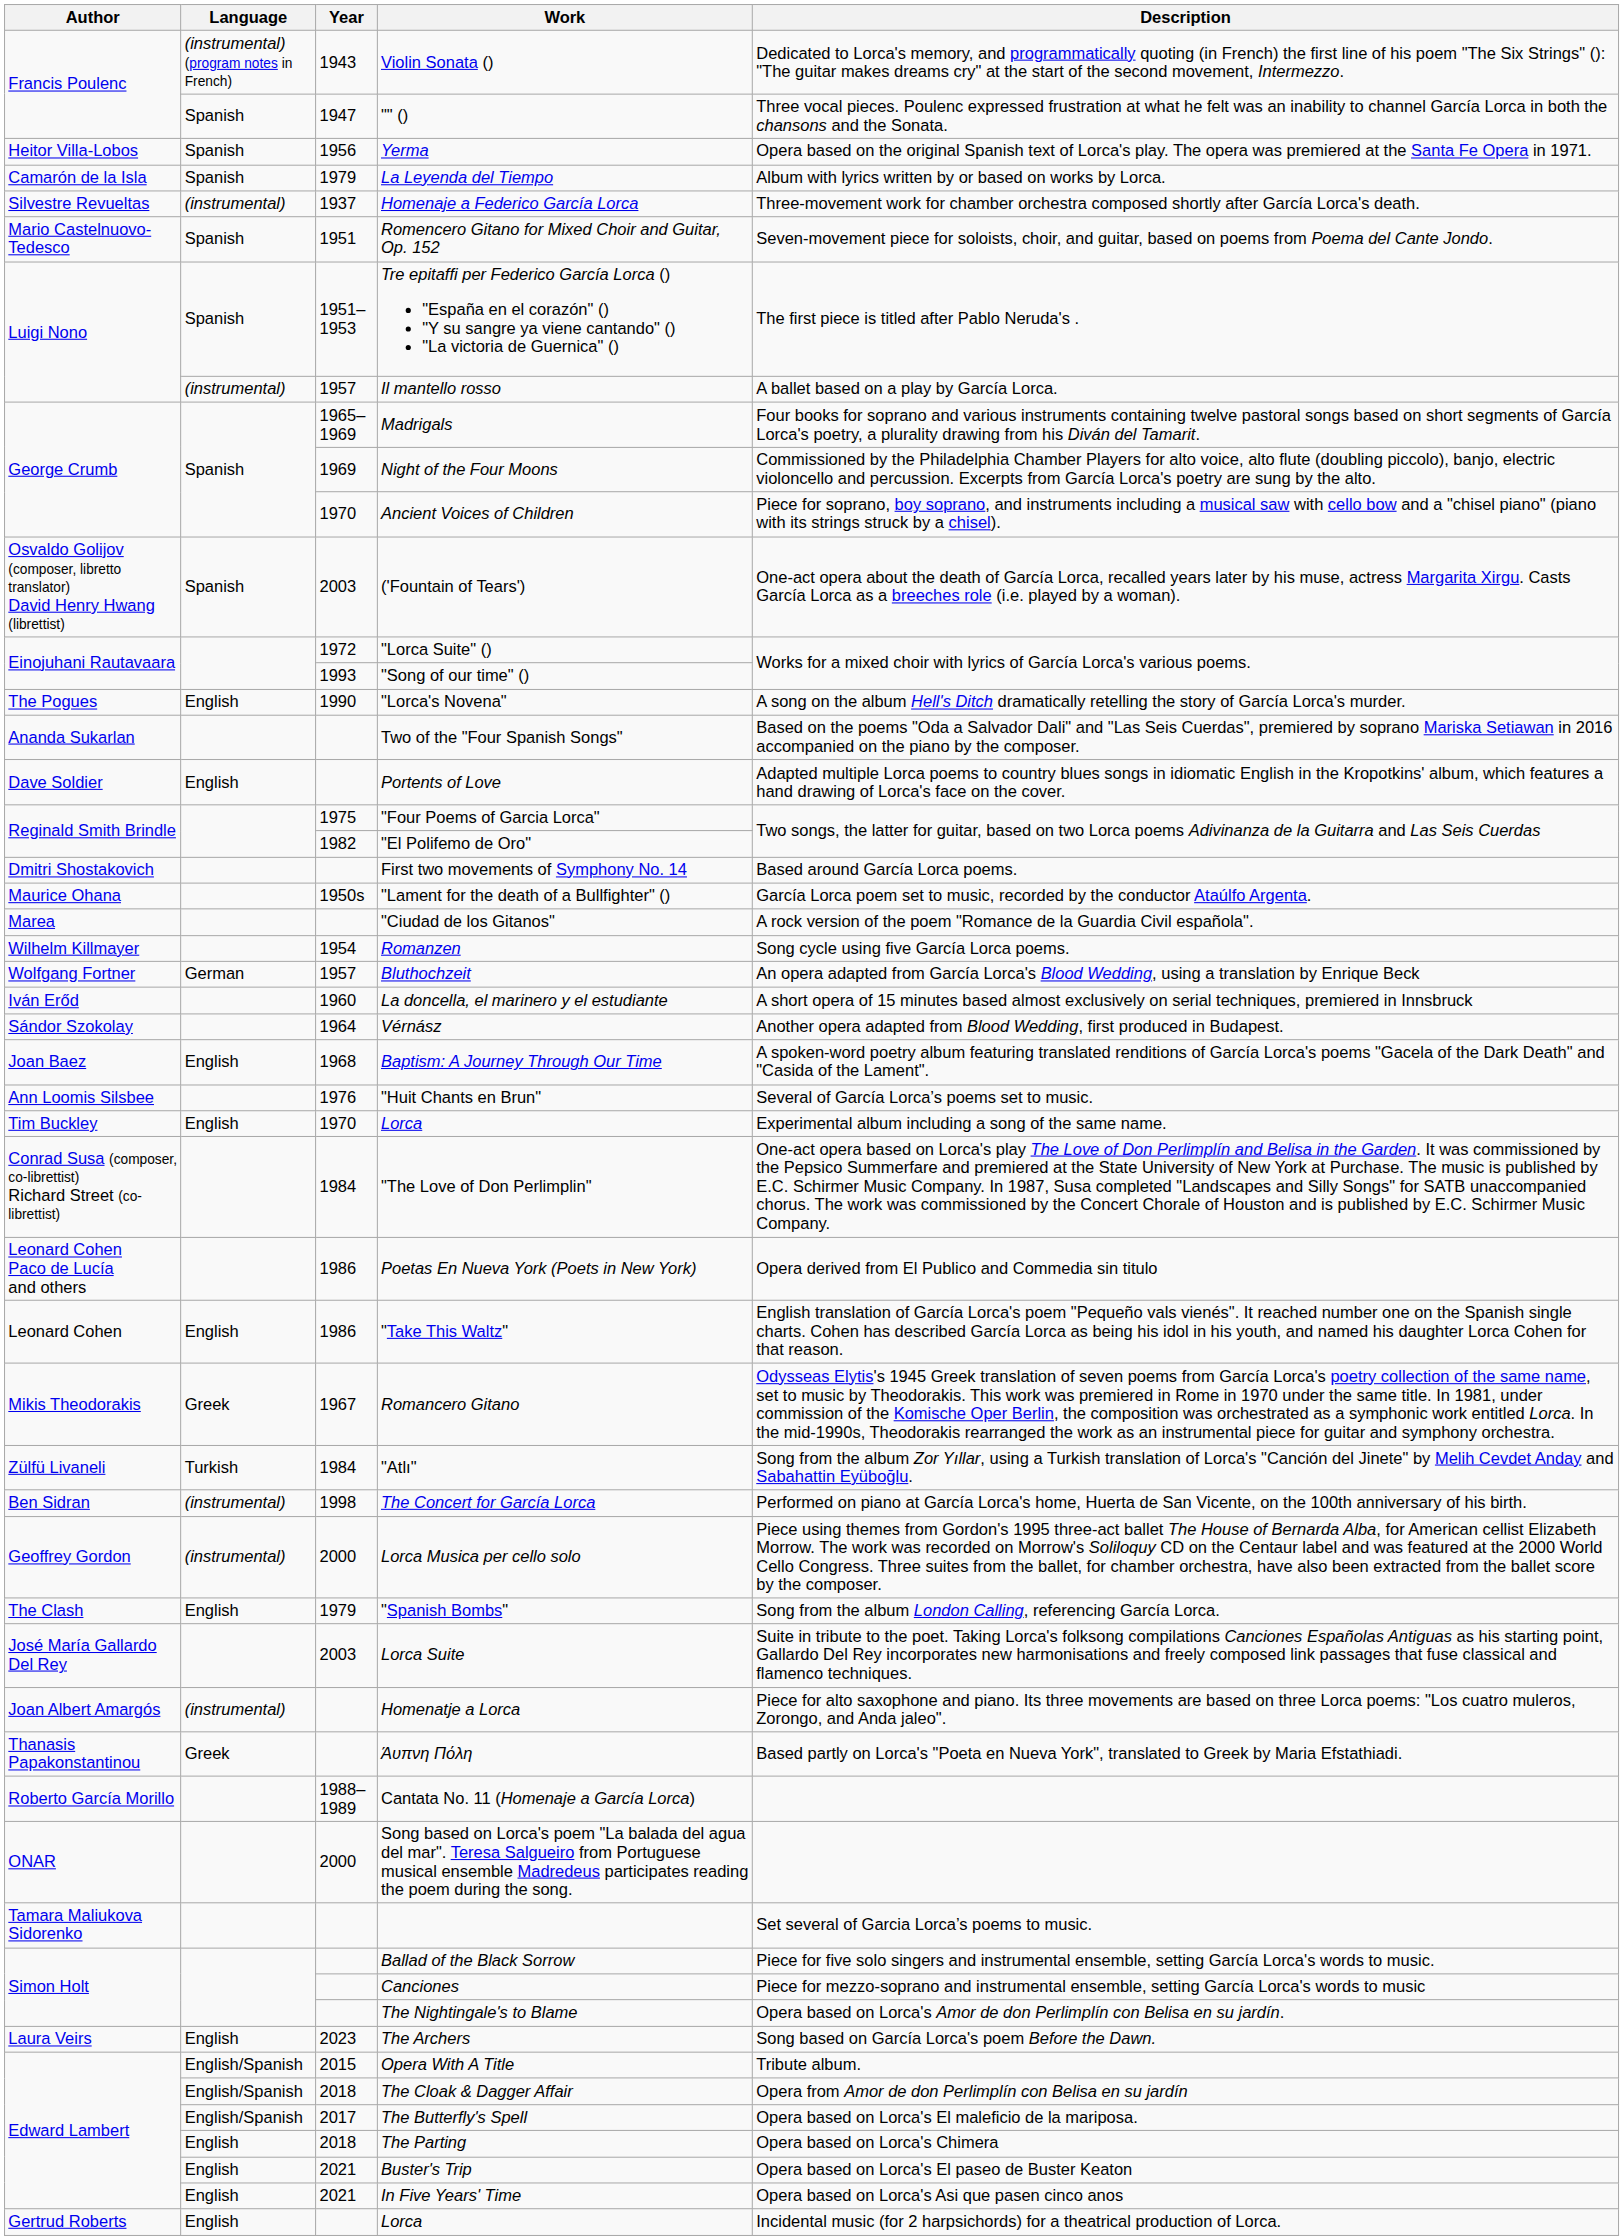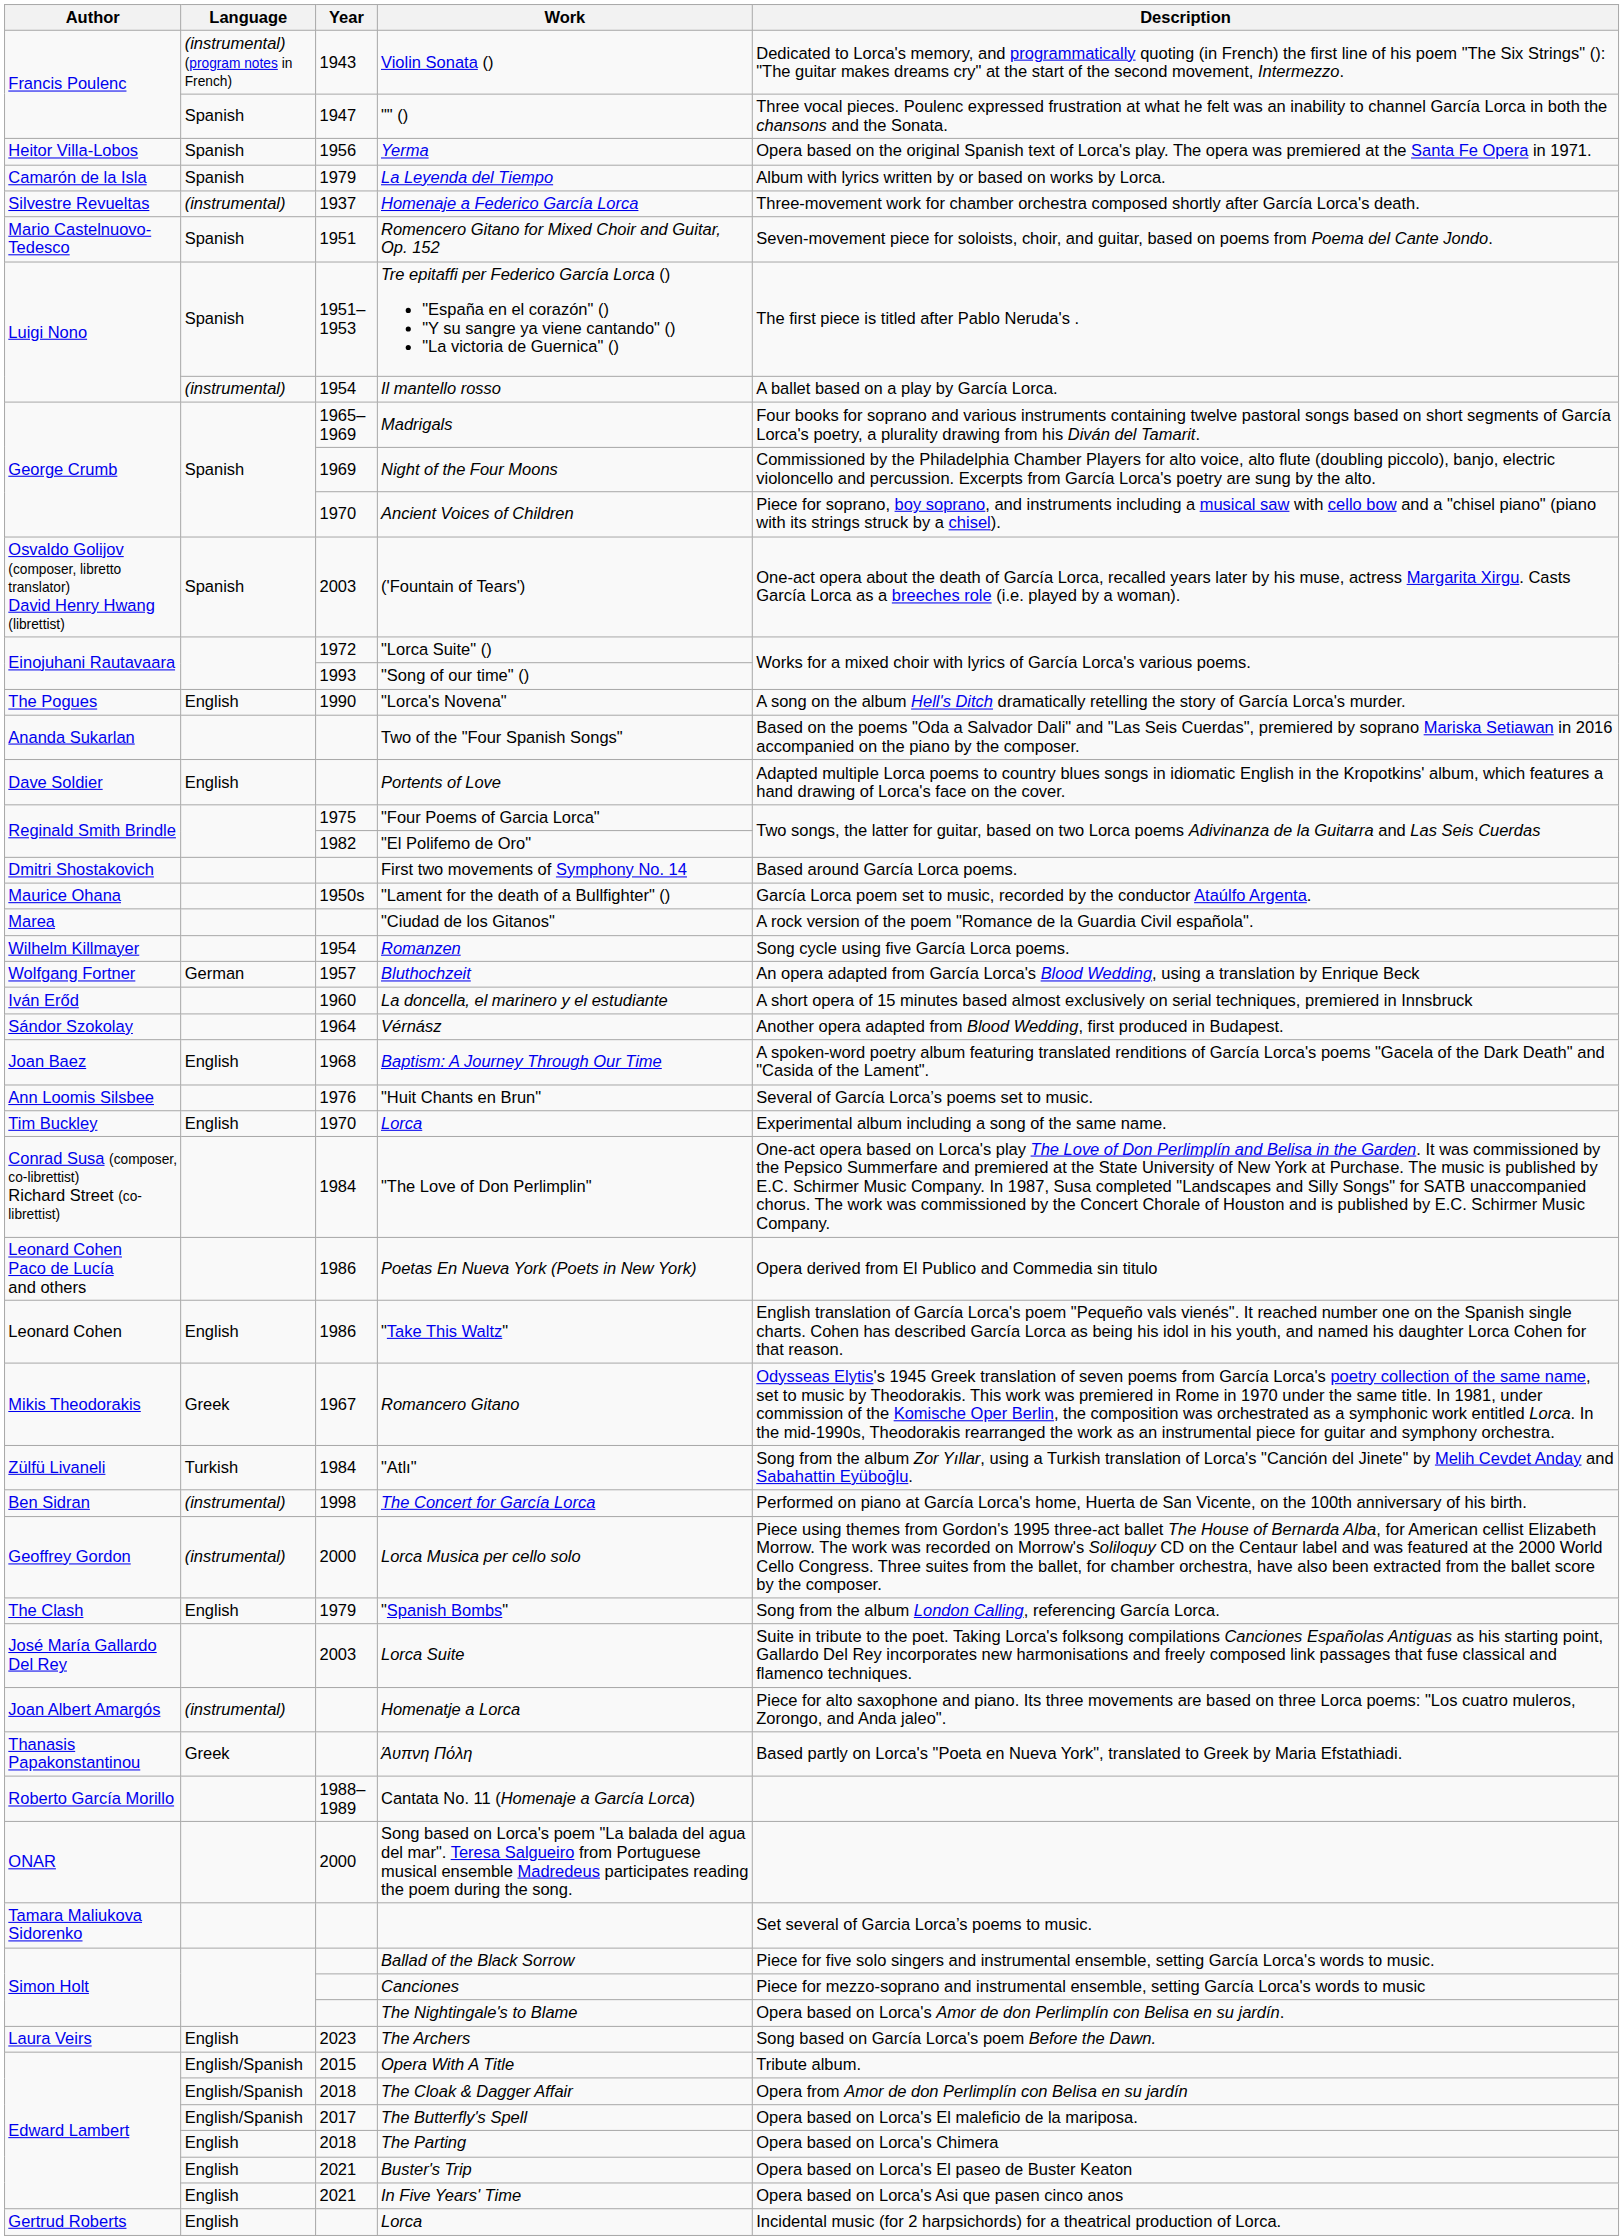(338, 389) 1957 -> (338, 389) 1954
